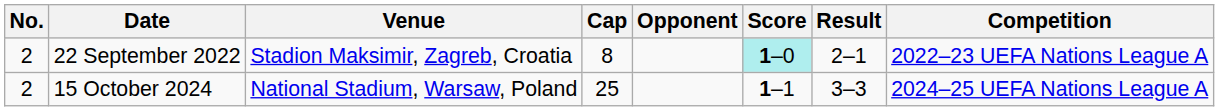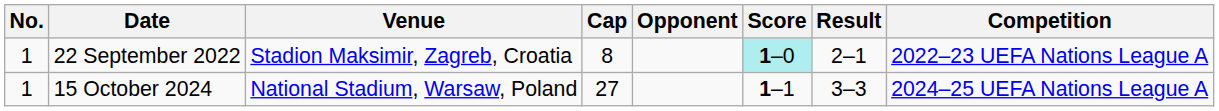(27, 55) 2 -> (27, 55) 1
(27, 88) 2 -> (27, 88) 1
(607, 88) 25 -> (607, 88) 27
